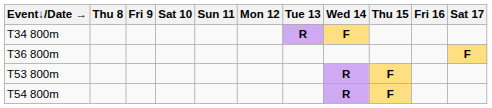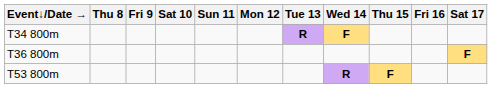- row: (33, 94)
